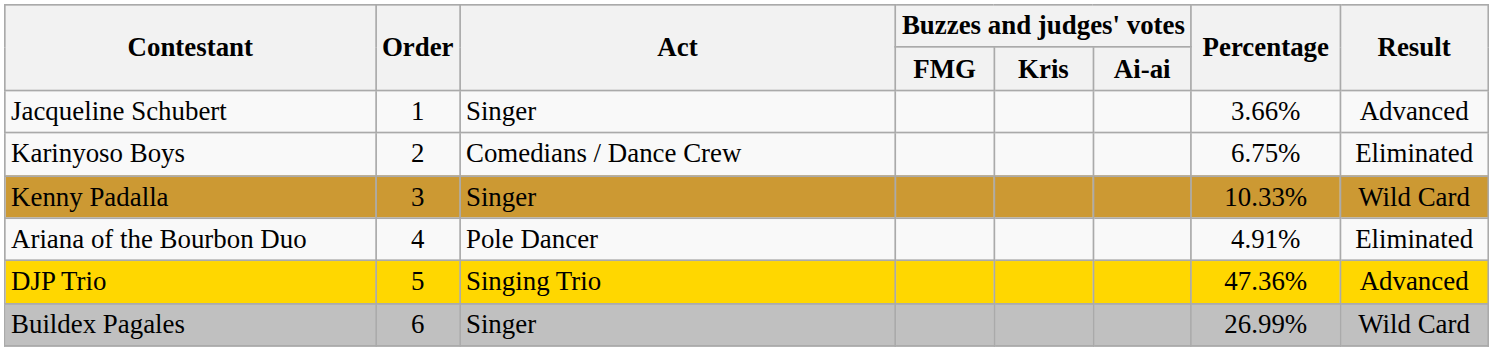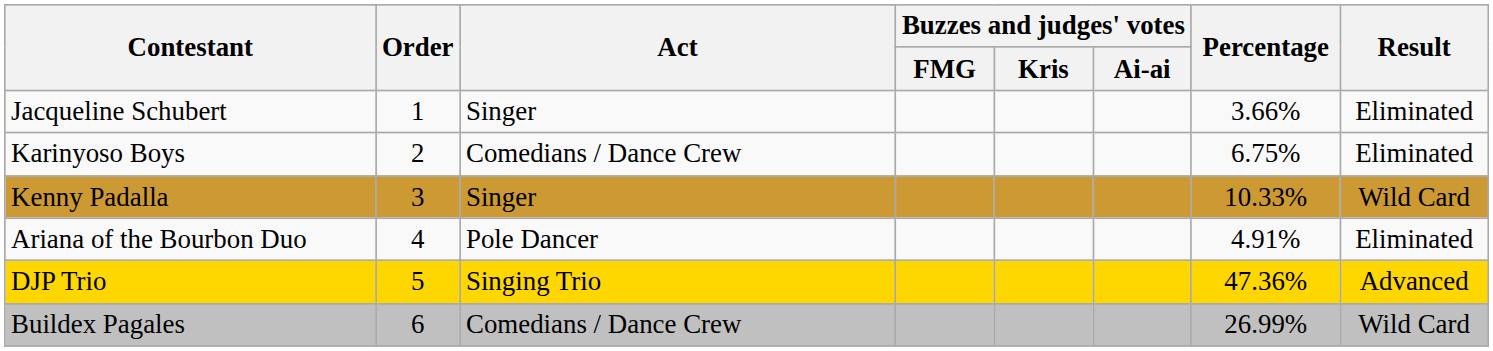(1414, 111) Advanced -> (1414, 111) Eliminated
(501, 324) Singer -> (604, 324) Comedians / Dance Crew
